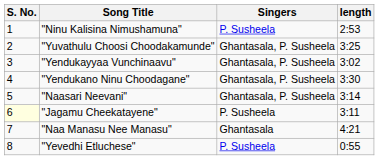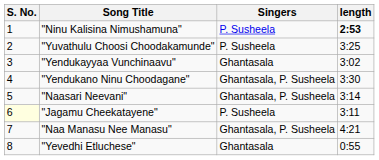(350, 29) normal -> (350, 29) bold
(277, 46) Ghantasala, P. Susheela -> (247, 46) P. Susheela
(277, 63) Ghantasala, P. Susheela -> (246, 63) Ghantasala
(246, 130) Ghantasala -> (277, 130) Ghantasala, P. Susheela
(247, 146) P. Susheela -> (246, 146) Ghantasala
